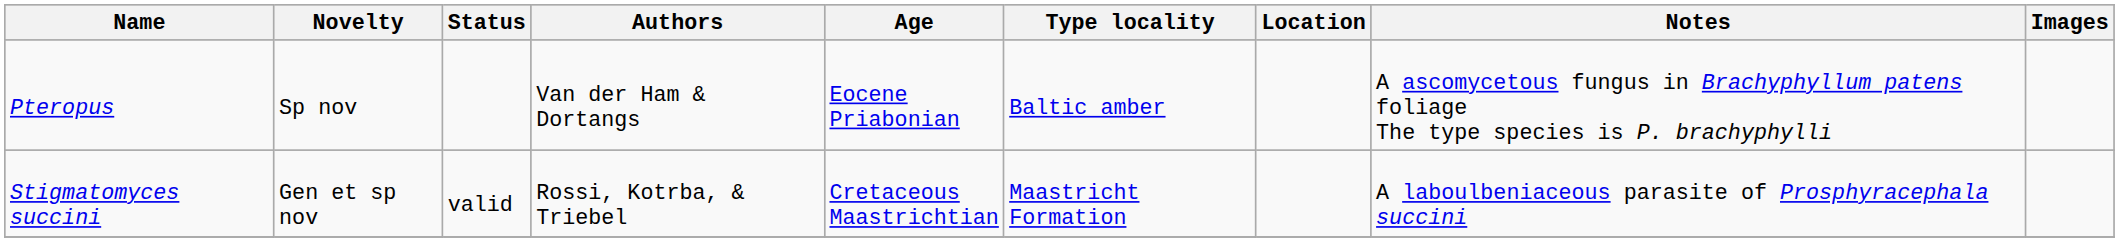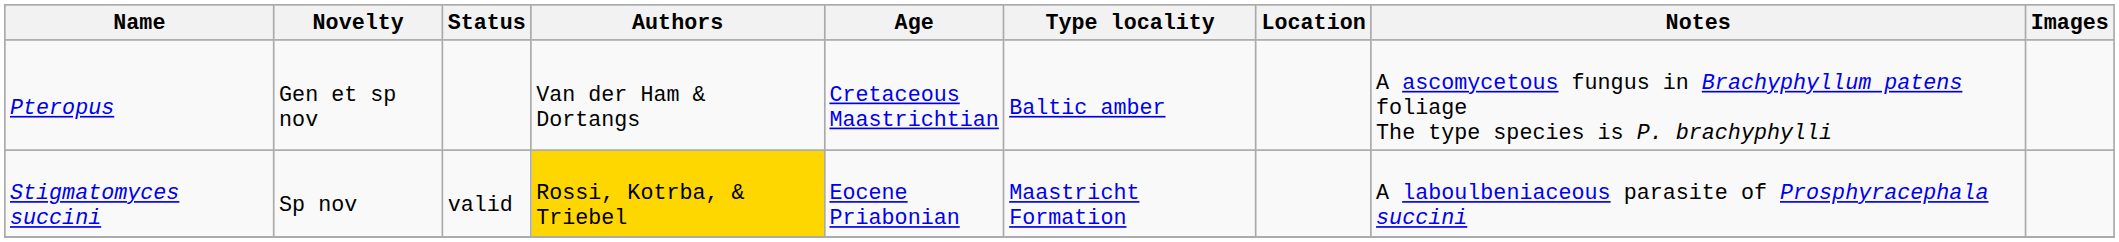(318, 108) Sp nov -> (338, 108) Gen et sp nov
(895, 108) Eocene Priabonian -> (914, 108) Cretaceous Maastrichtian
(338, 206) Gen et sp nov -> (318, 206) Sp nov
(640, 206) no background -> (640, 206) gold background
(914, 206) Cretaceous Maastrichtian -> (895, 206) Eocene Priabonian
